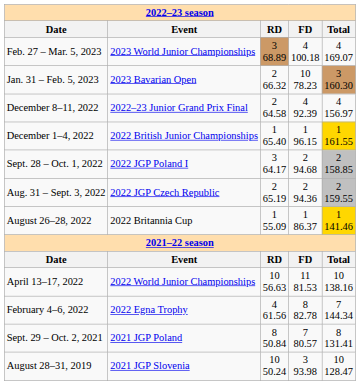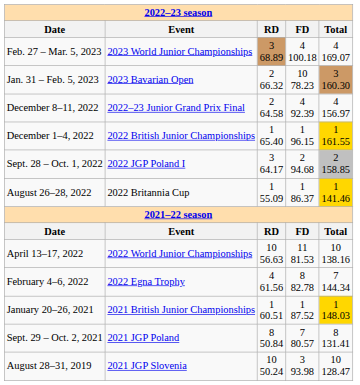- row: (56, 192)
+ row: (50, 310)
